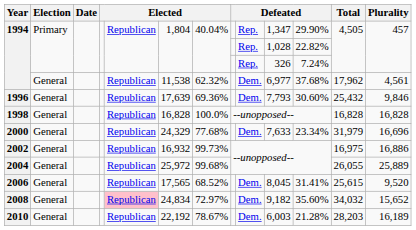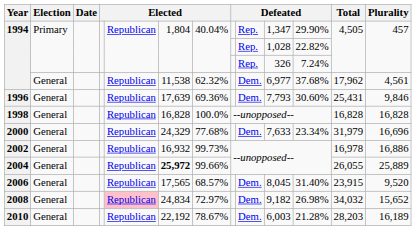(348, 98) 25,432 -> (348, 98) 25,431
(348, 149) 16,975 -> (348, 149) 16,978
(175, 166) normal -> (175, 166) bold
(212, 166) 99.68% -> (212, 166) 99.66%
(212, 183) 68.52% -> (212, 183) 68.57%
(312, 183) 31.41% -> (312, 183) 31.40%
(348, 183) 25,615 -> (348, 183) 23,915
(312, 200) 35.60% -> (312, 200) 26.98%
